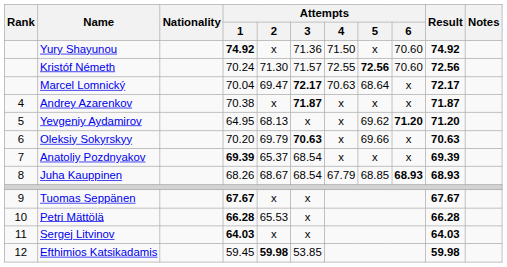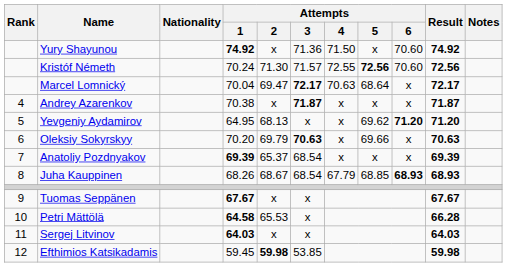(240, 216) 66.28 -> (240, 216) 64.58
